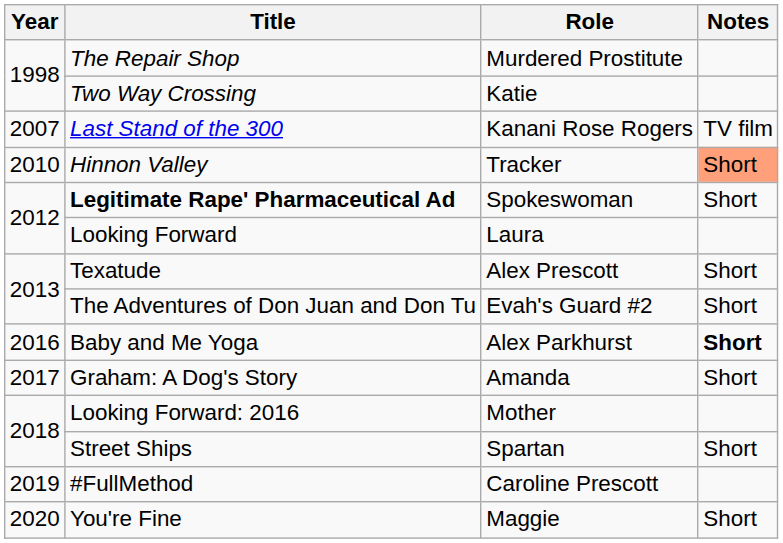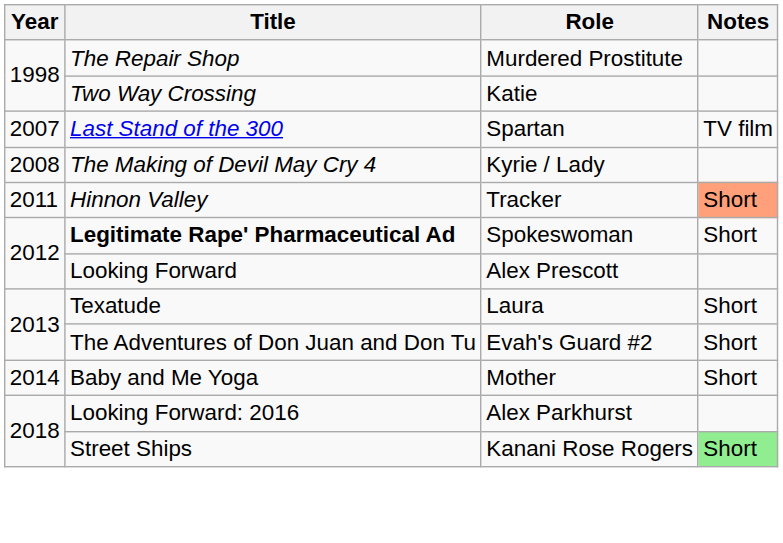(590, 128) Kanani Rose Rogers -> (526, 128) Spartan
+ row: (223, 164)
(35, 164) 2010 -> (34, 199) 2011
(515, 235) Laura -> (552, 270) Alex Prescott
(552, 270) Alex Prescott -> (515, 306) Laura
(35, 341) 2016 -> (35, 377) 2014
(559, 341) Alex Parkhurst -> (521, 377) Mother
(733, 341) bold -> (730, 377) normal
- row: (184, 377)
(521, 413) Mother -> (559, 413) Alex Parkhurst
(526, 448) Spartan -> (590, 448) Kanani Rose Rogers
(730, 448) no background -> (730, 448) lightgreen background
- row: (132, 484)
- row: (126, 519)
